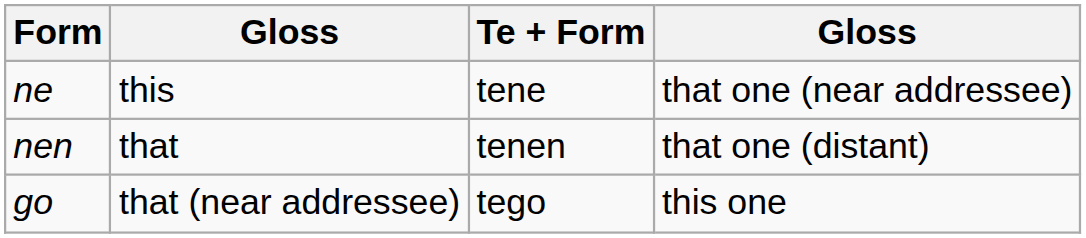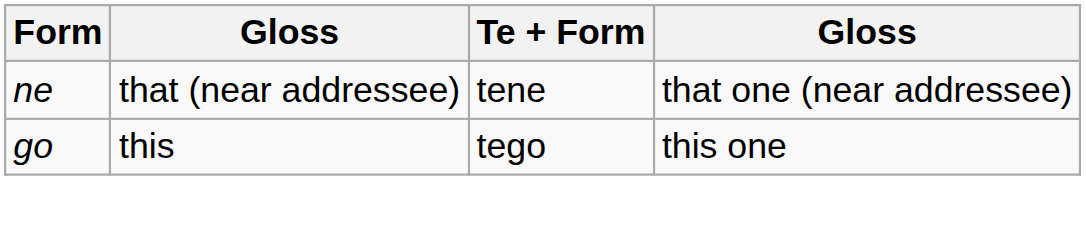(147, 89) this -> (290, 89) that (near addressee)
- row: (43, 145)
(290, 202) that (near addressee) -> (147, 145) this
